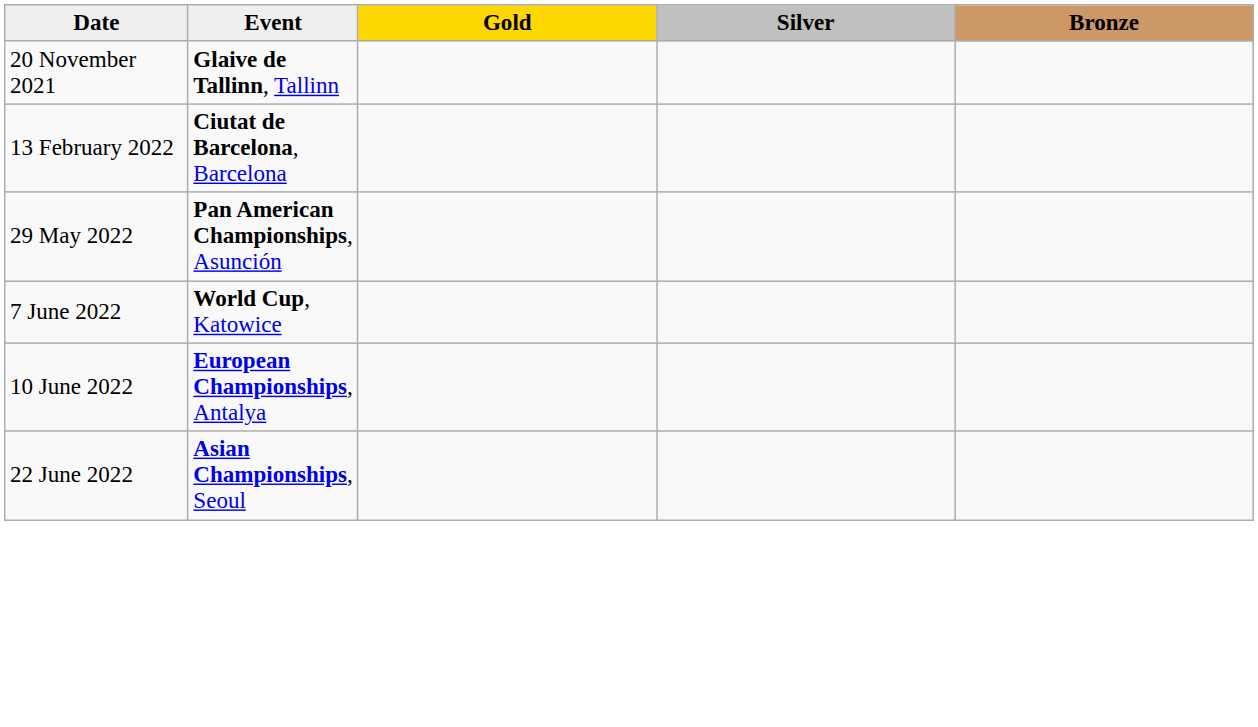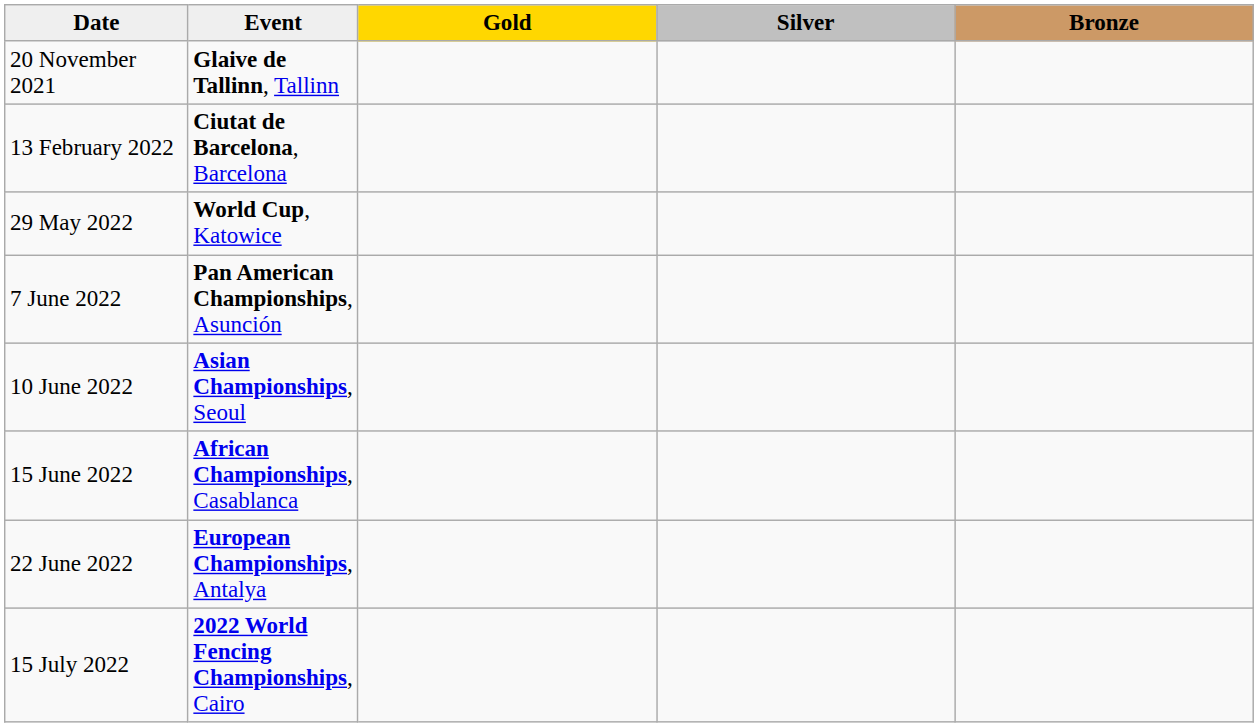(273, 236) Pan American Championships, Asunción -> (252, 223) World Cup, Katowice
(252, 311) World Cup, Katowice -> (273, 298) Pan American Championships, Asunción
(273, 386) European Championships, Antalya -> (273, 386) Asian Championships, Seoul
+ row: (71, 475)
(273, 475) Asian Championships, Seoul -> (273, 563) European Championships, Antalya
+ row: (70, 665)
